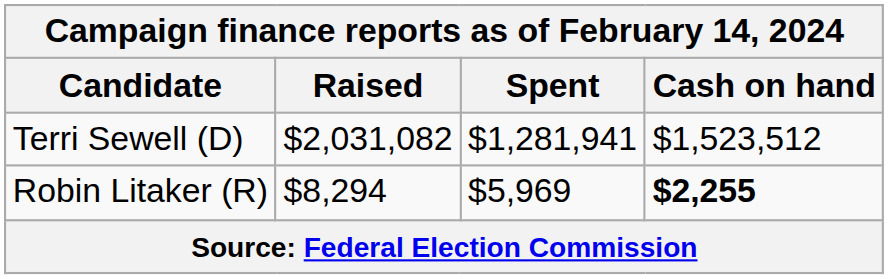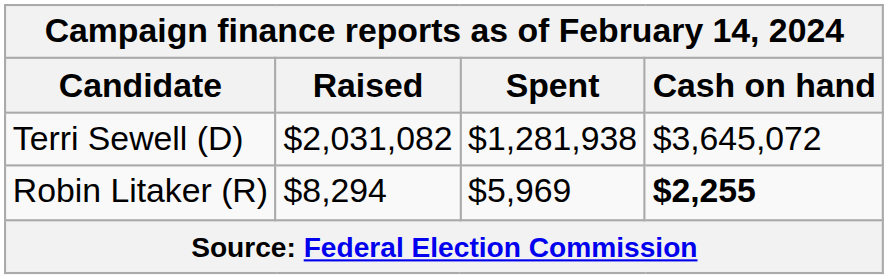(553, 138) $1,281,941 -> (553, 138) $1,281,938
(737, 138) $1,523,512 -> (737, 138) $3,645,072
